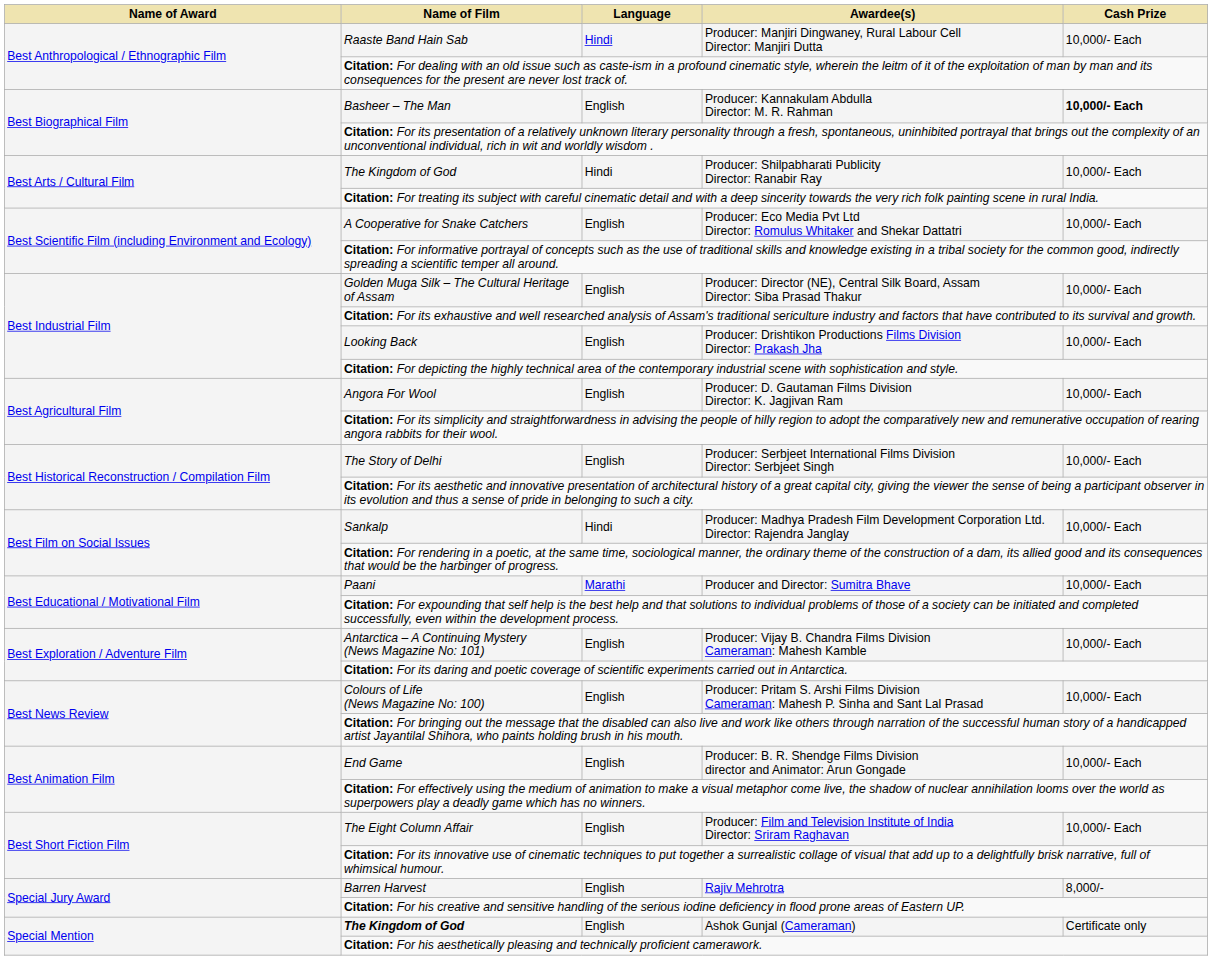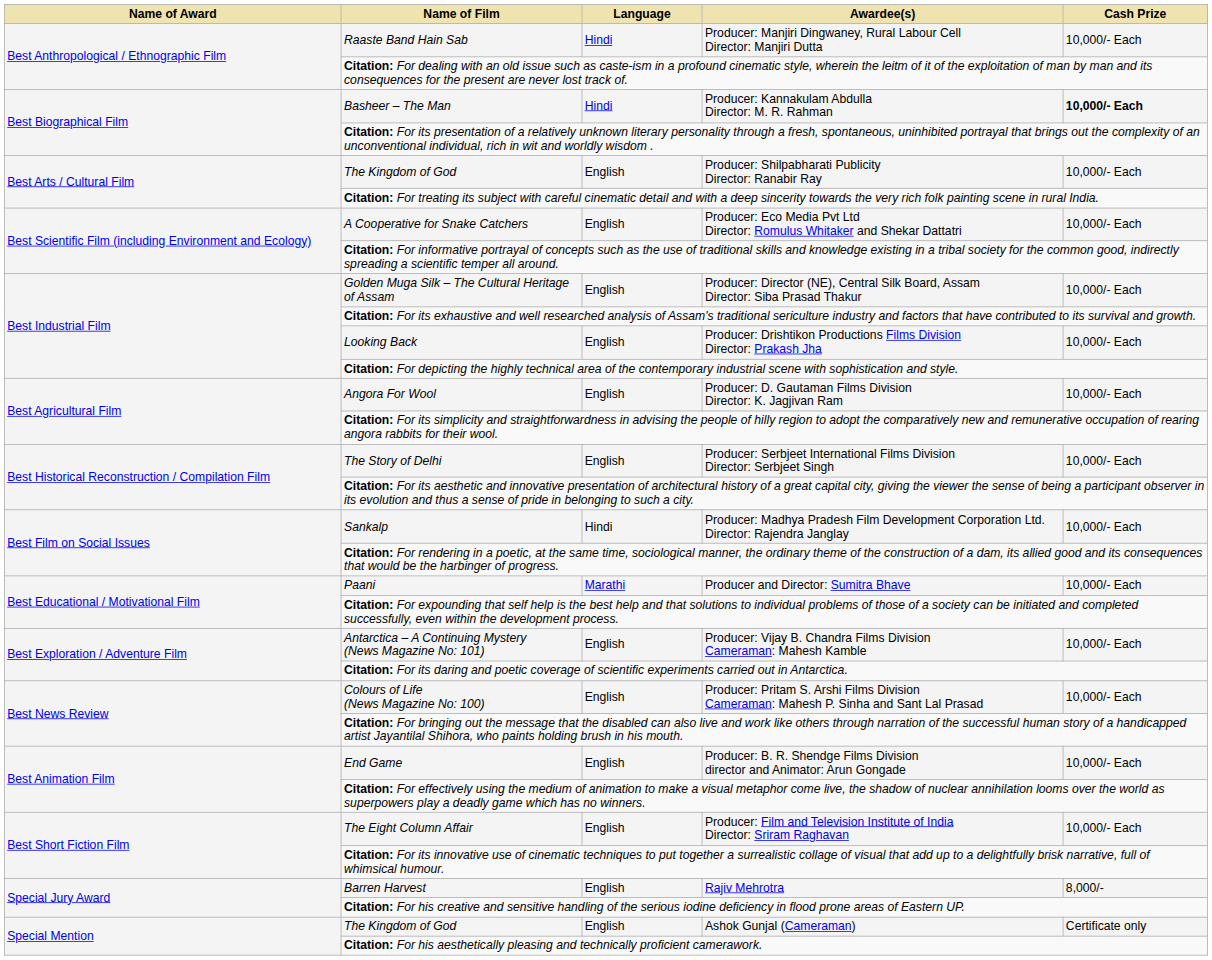(605, 106) English -> (599, 106) Hindi
(599, 172) Hindi -> (605, 172) English
(404, 926) bold -> (400, 926) normal
